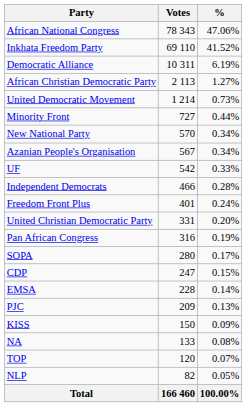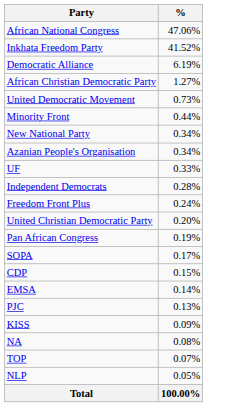- column: (178, 13)
